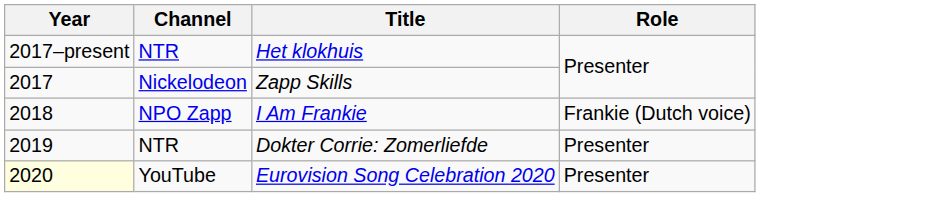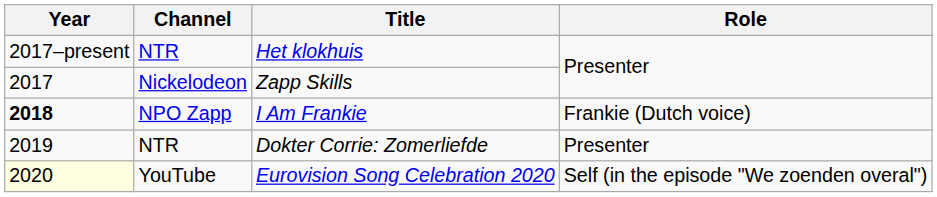(31, 113) normal -> (31, 113) bold
(606, 176) Presenter -> (746, 176) Self (in the episode "We zoenden overal")
